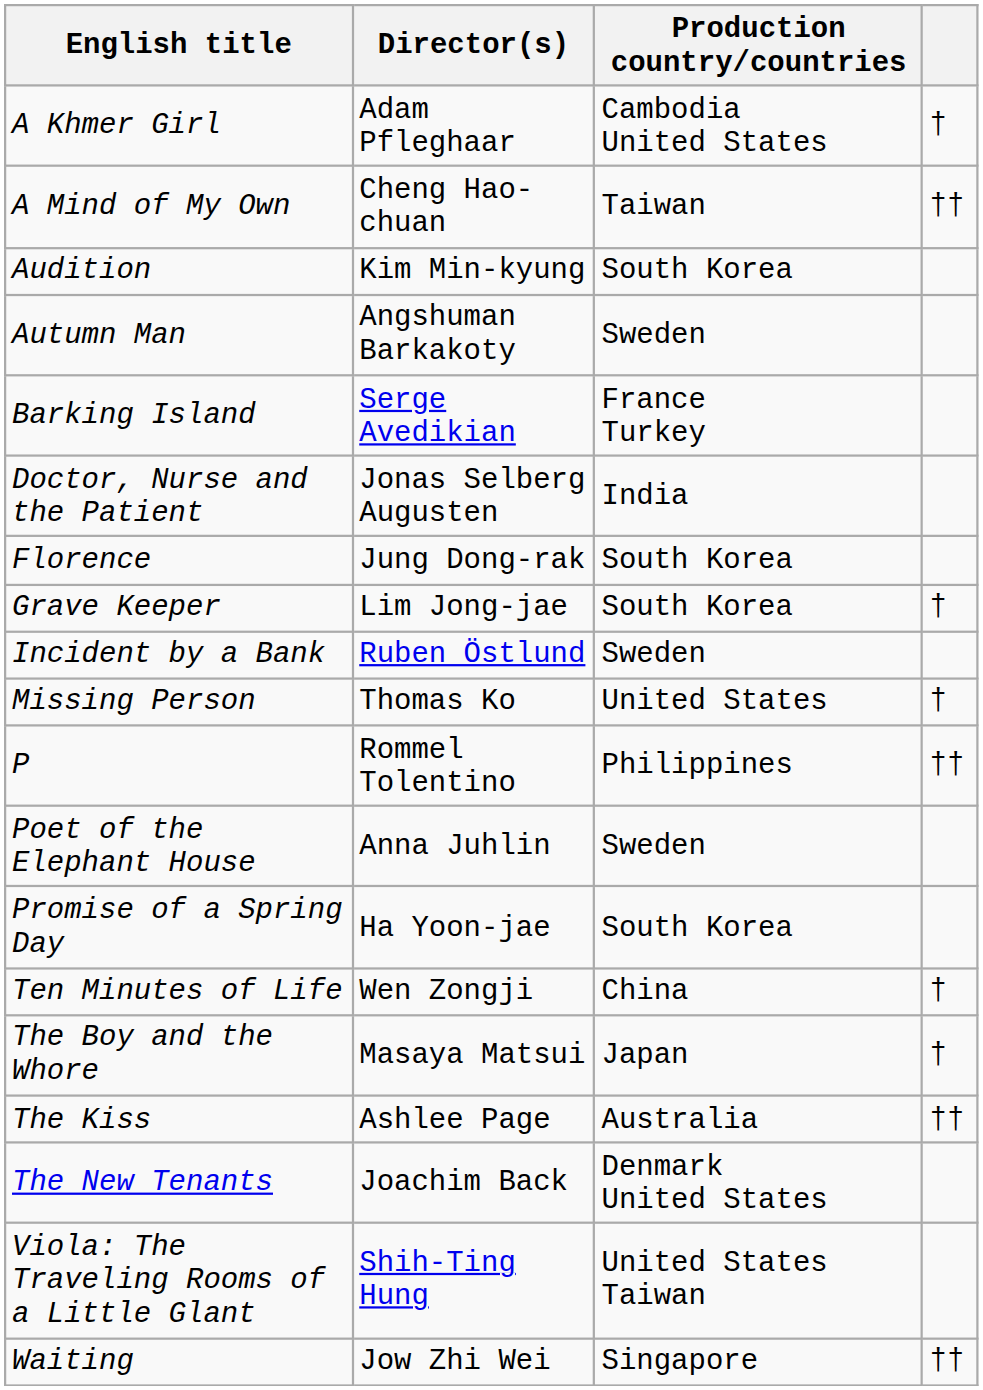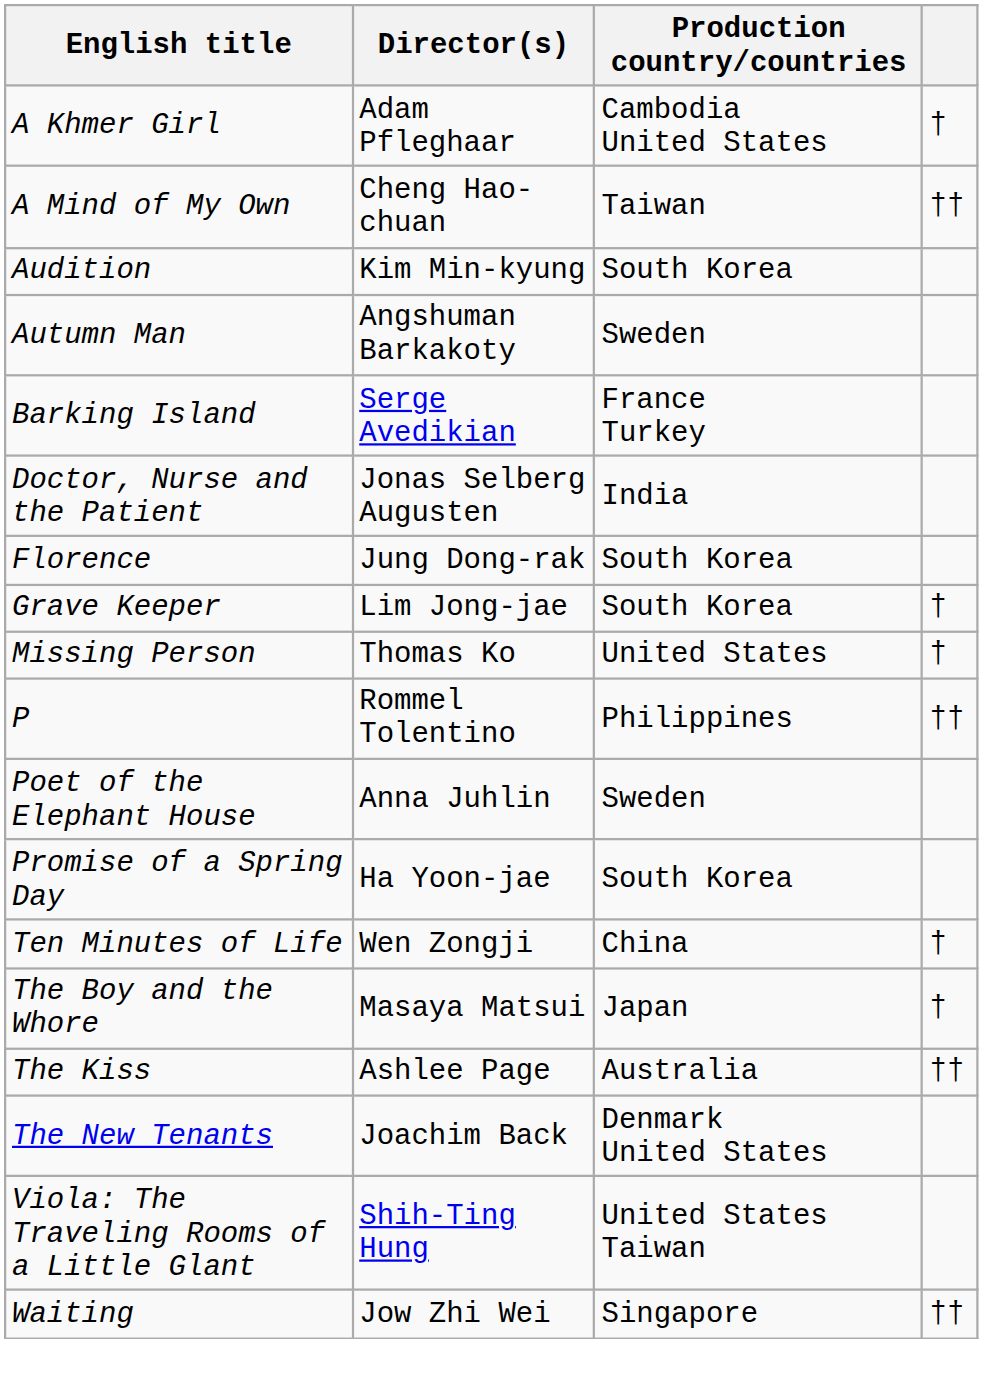- row: (169, 655)
